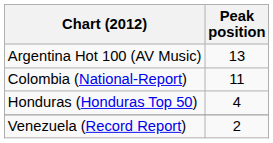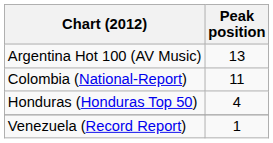(237, 126) 2 -> (237, 126) 1
